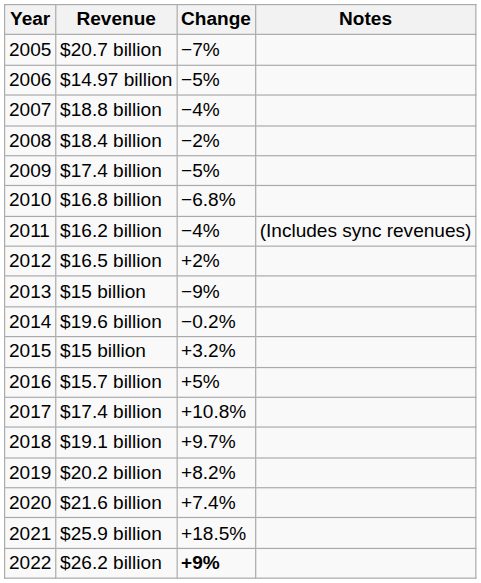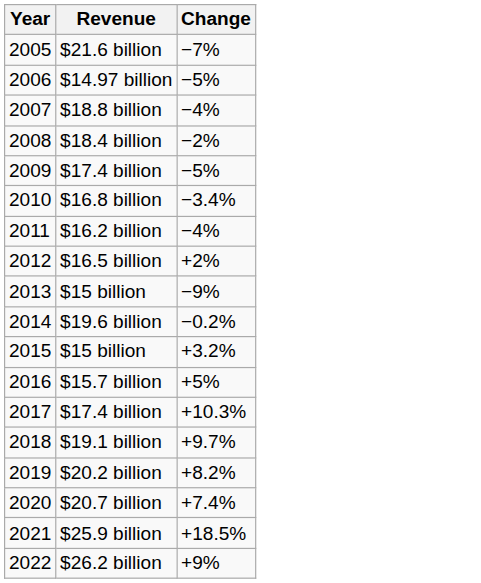- column: (366, 19)
(111, 49) $20.7 billion -> (111, 49) $21.6 billion
(208, 200) −6.8% -> (208, 200) −3.4%
(214, 412) +10.8% -> (214, 412) +10.3%
(111, 502) $21.6 billion -> (111, 502) $20.7 billion
(200, 563) bold -> (200, 563) normal
